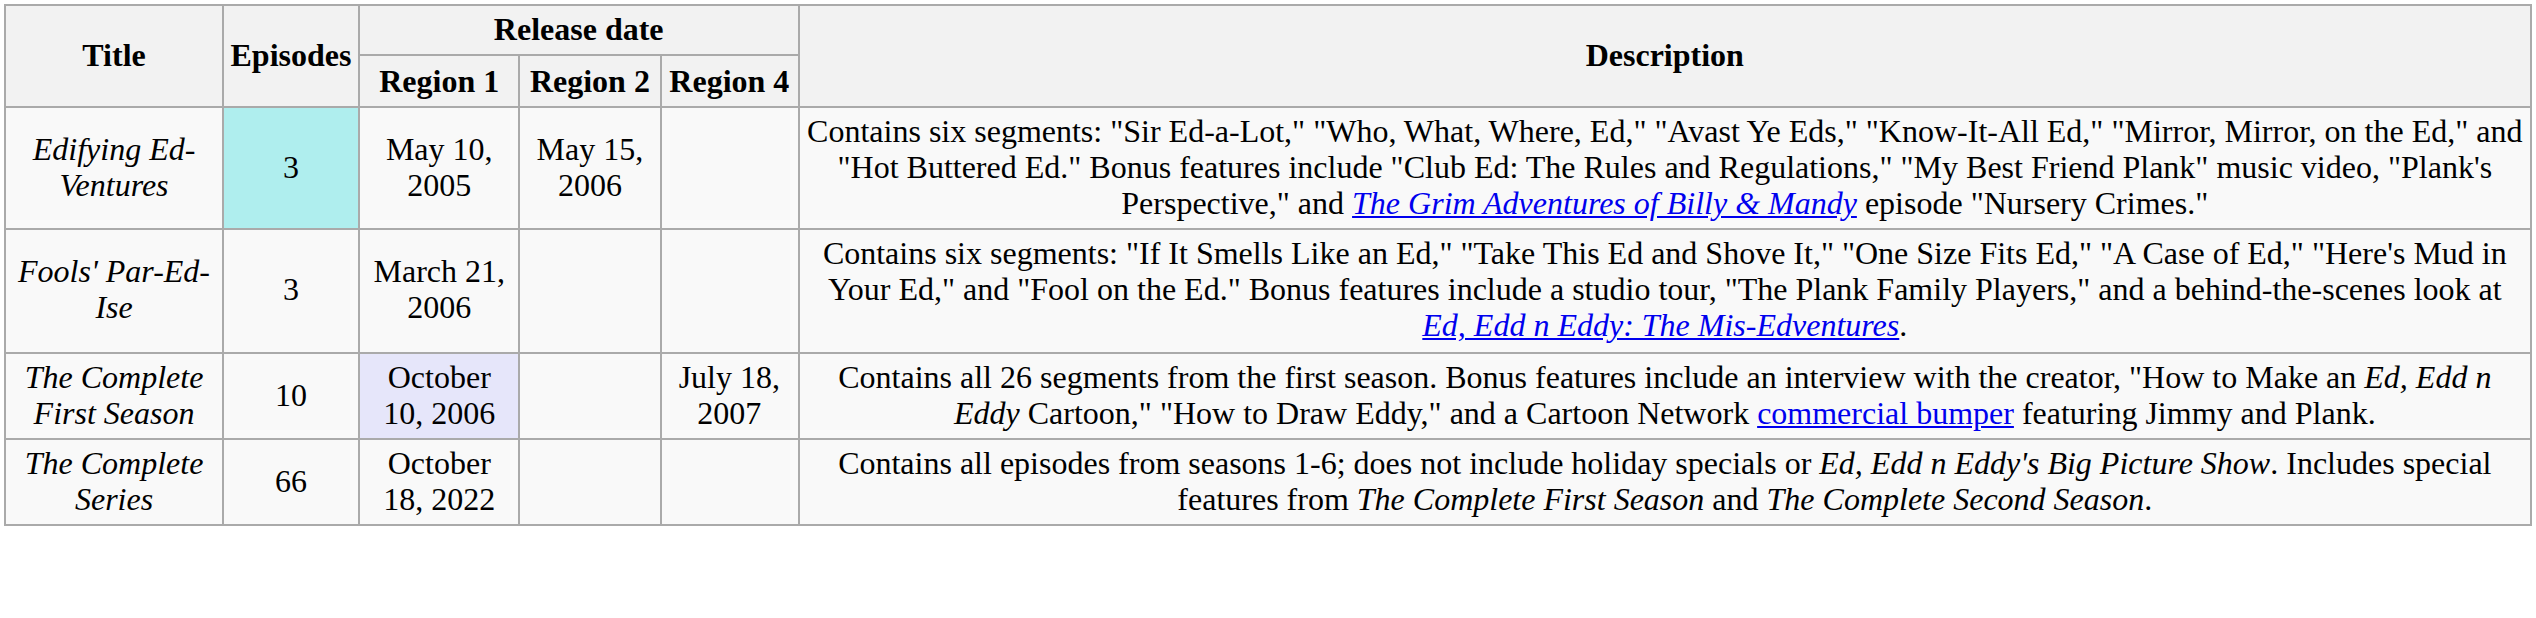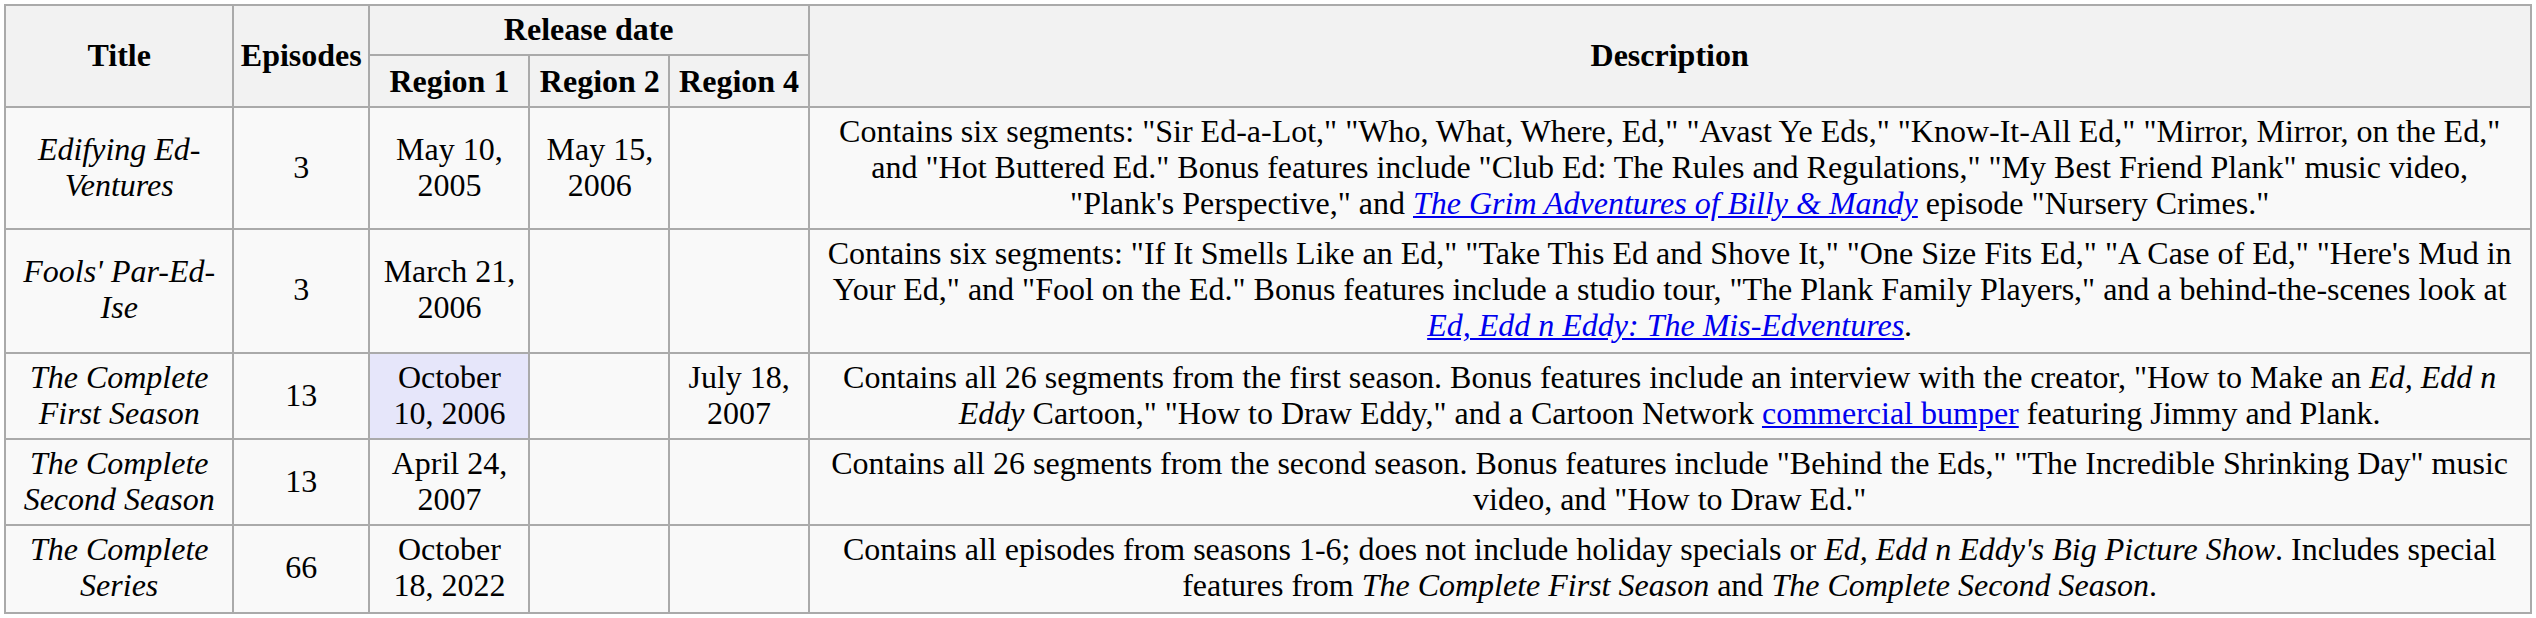(291, 167) paleturquoise background -> (301, 167) no background
(291, 394) 10 -> (301, 394) 13
+ row: (119, 481)
